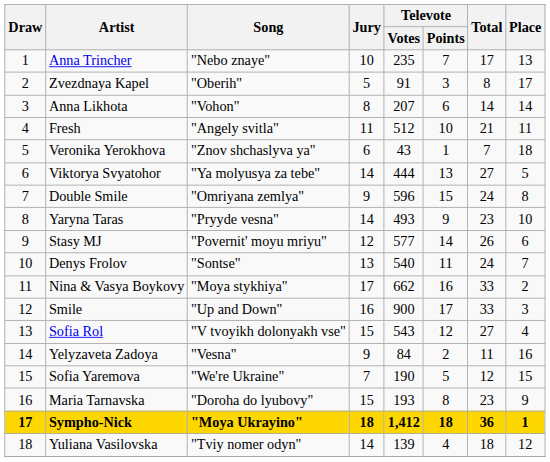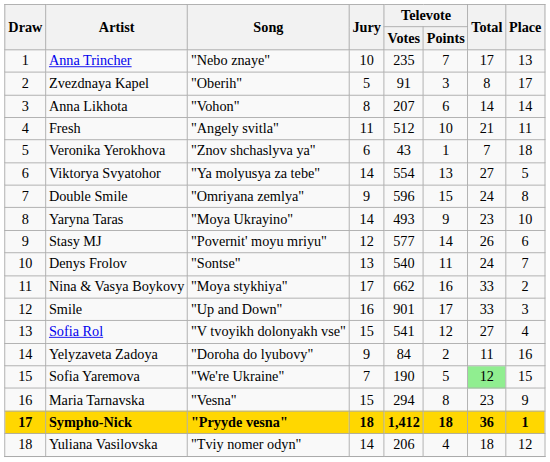(404, 173) 444 -> (404, 173) 554
(235, 219) "Pryyde vesna" -> (242, 219) "Moya Ukrayino"
(404, 309) 900 -> (404, 309) 901
(404, 331) 543 -> (404, 331) 541
(214, 354) "Vesna" -> (252, 354) "Doroha do lyubovy"
(487, 377) no background -> (487, 377) lightgreen background
(252, 399) "Doroha do lyubovy" -> (214, 399) "Vesna"
(404, 399) 193 -> (404, 399) 294
(247, 422) "Moya Ukrayino" -> (239, 422) "Pryyde vesna"
(404, 444) 139 -> (404, 444) 206
